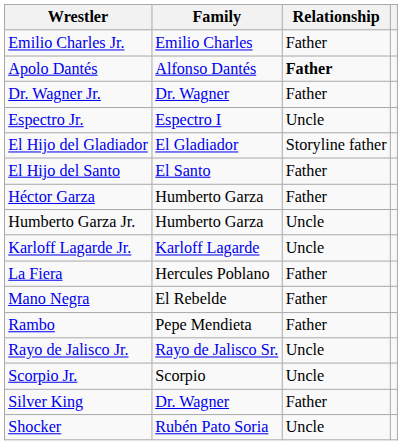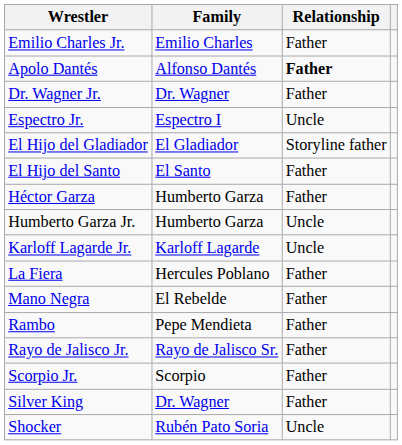(305, 350) Uncle -> (306, 350) Father
(305, 376) Uncle -> (306, 376) Father
